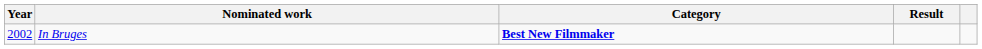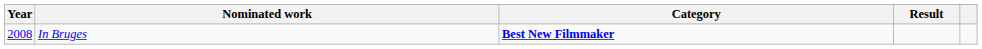(20, 34) 2002 -> (20, 34) 2008
